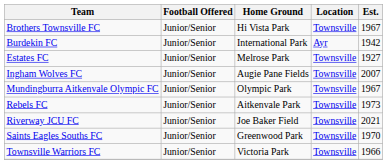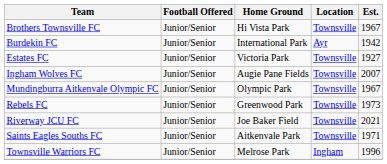(263, 58) Melrose Park -> (263, 58) Victoria Park
(269, 105) Aitkenvale Park -> (270, 105) Greenwood Park
(270, 136) Greenwood Park -> (269, 136) Aitkenvale Park
(371, 136) 1970 -> (371, 136) 1971
(263, 151) Victoria Park -> (263, 151) Melrose Park
(335, 151) Townsville -> (328, 151) Ingham
(371, 151) 1966 -> (371, 151) 1996
